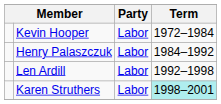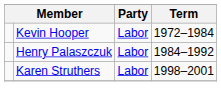- row: (41, 71)
(184, 90) paleturquoise background -> (184, 71) no background
